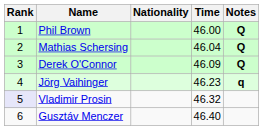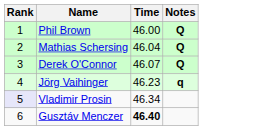- column: (161, 13)
(207, 64) 46.09 -> (147, 64) 46.07
(207, 99) 46.32 -> (147, 99) 46.34
(207, 116) normal -> (147, 116) bold
